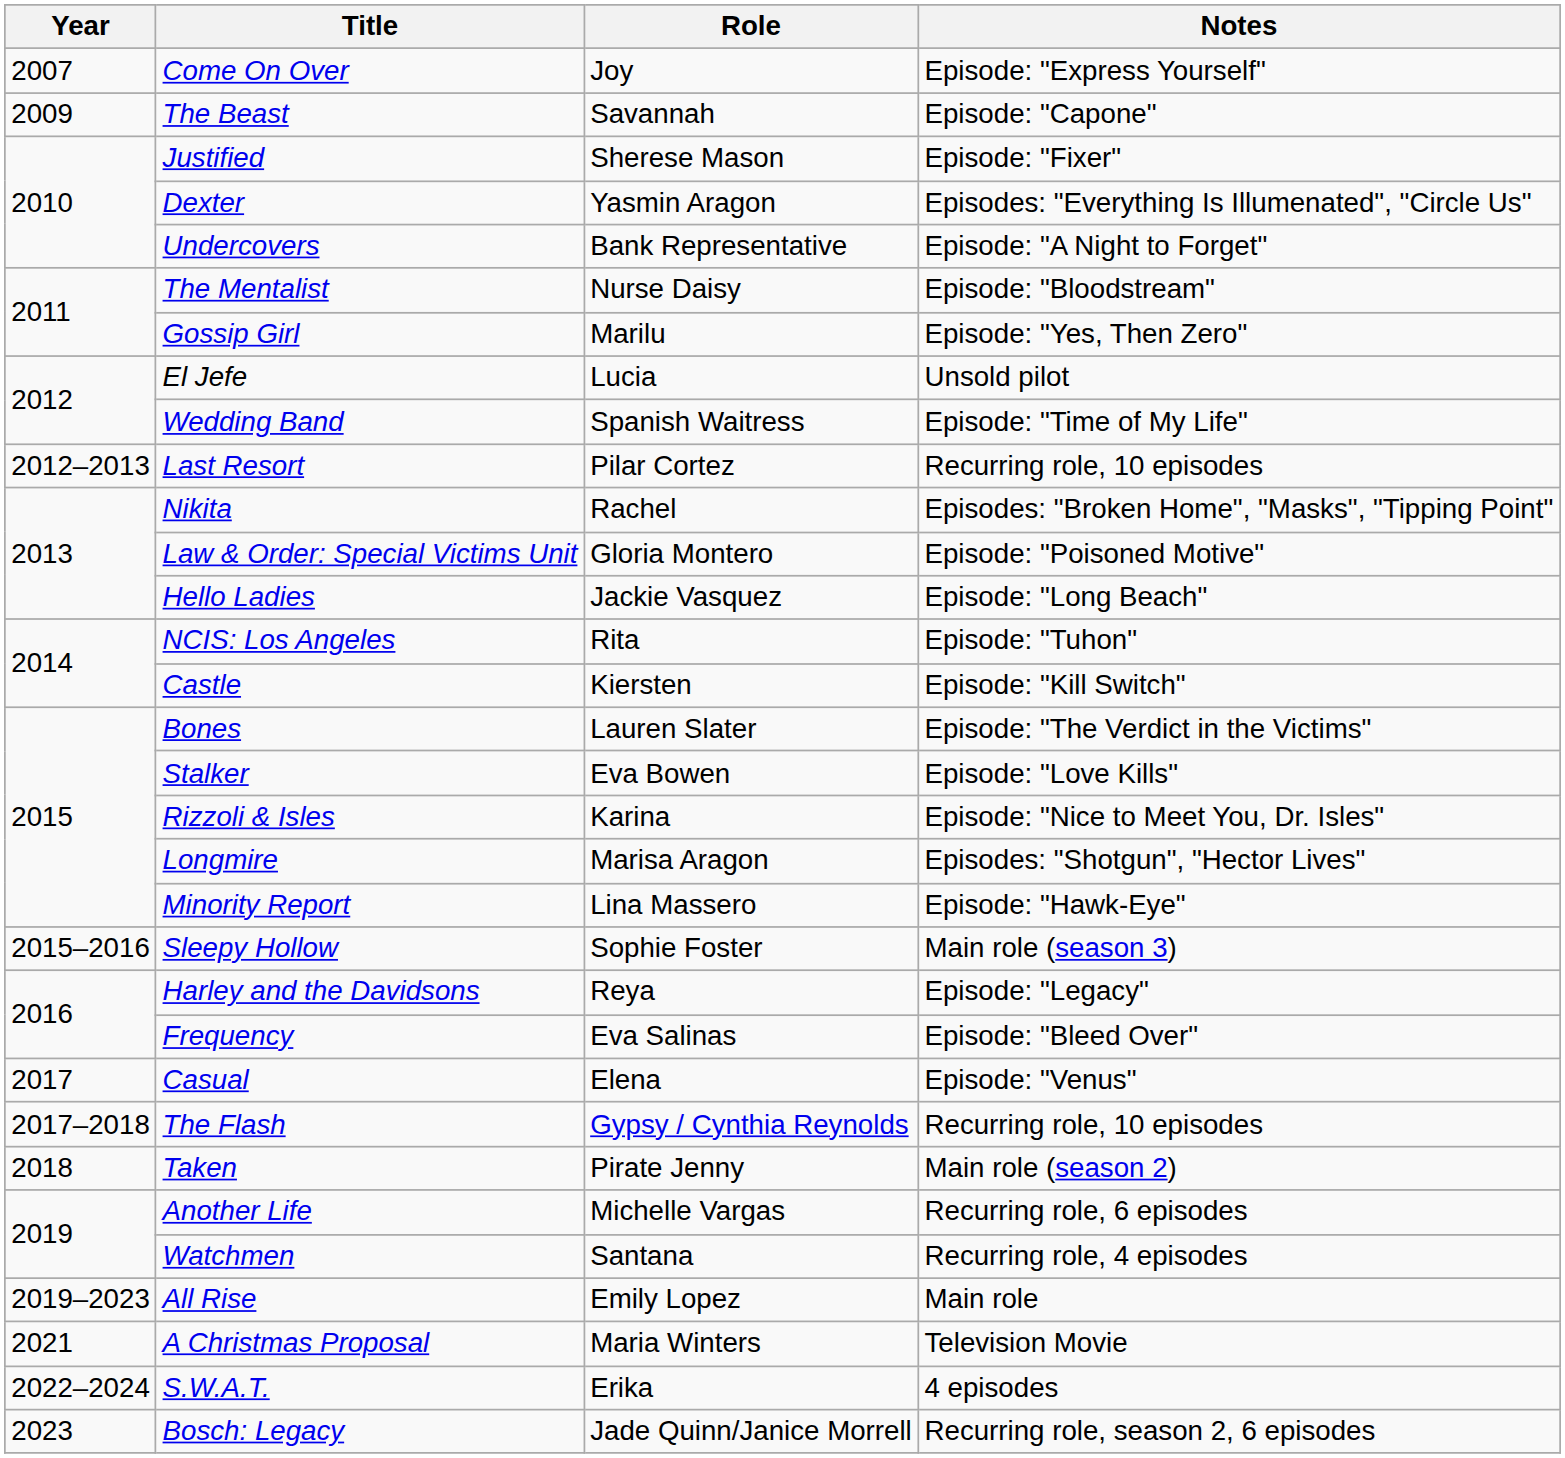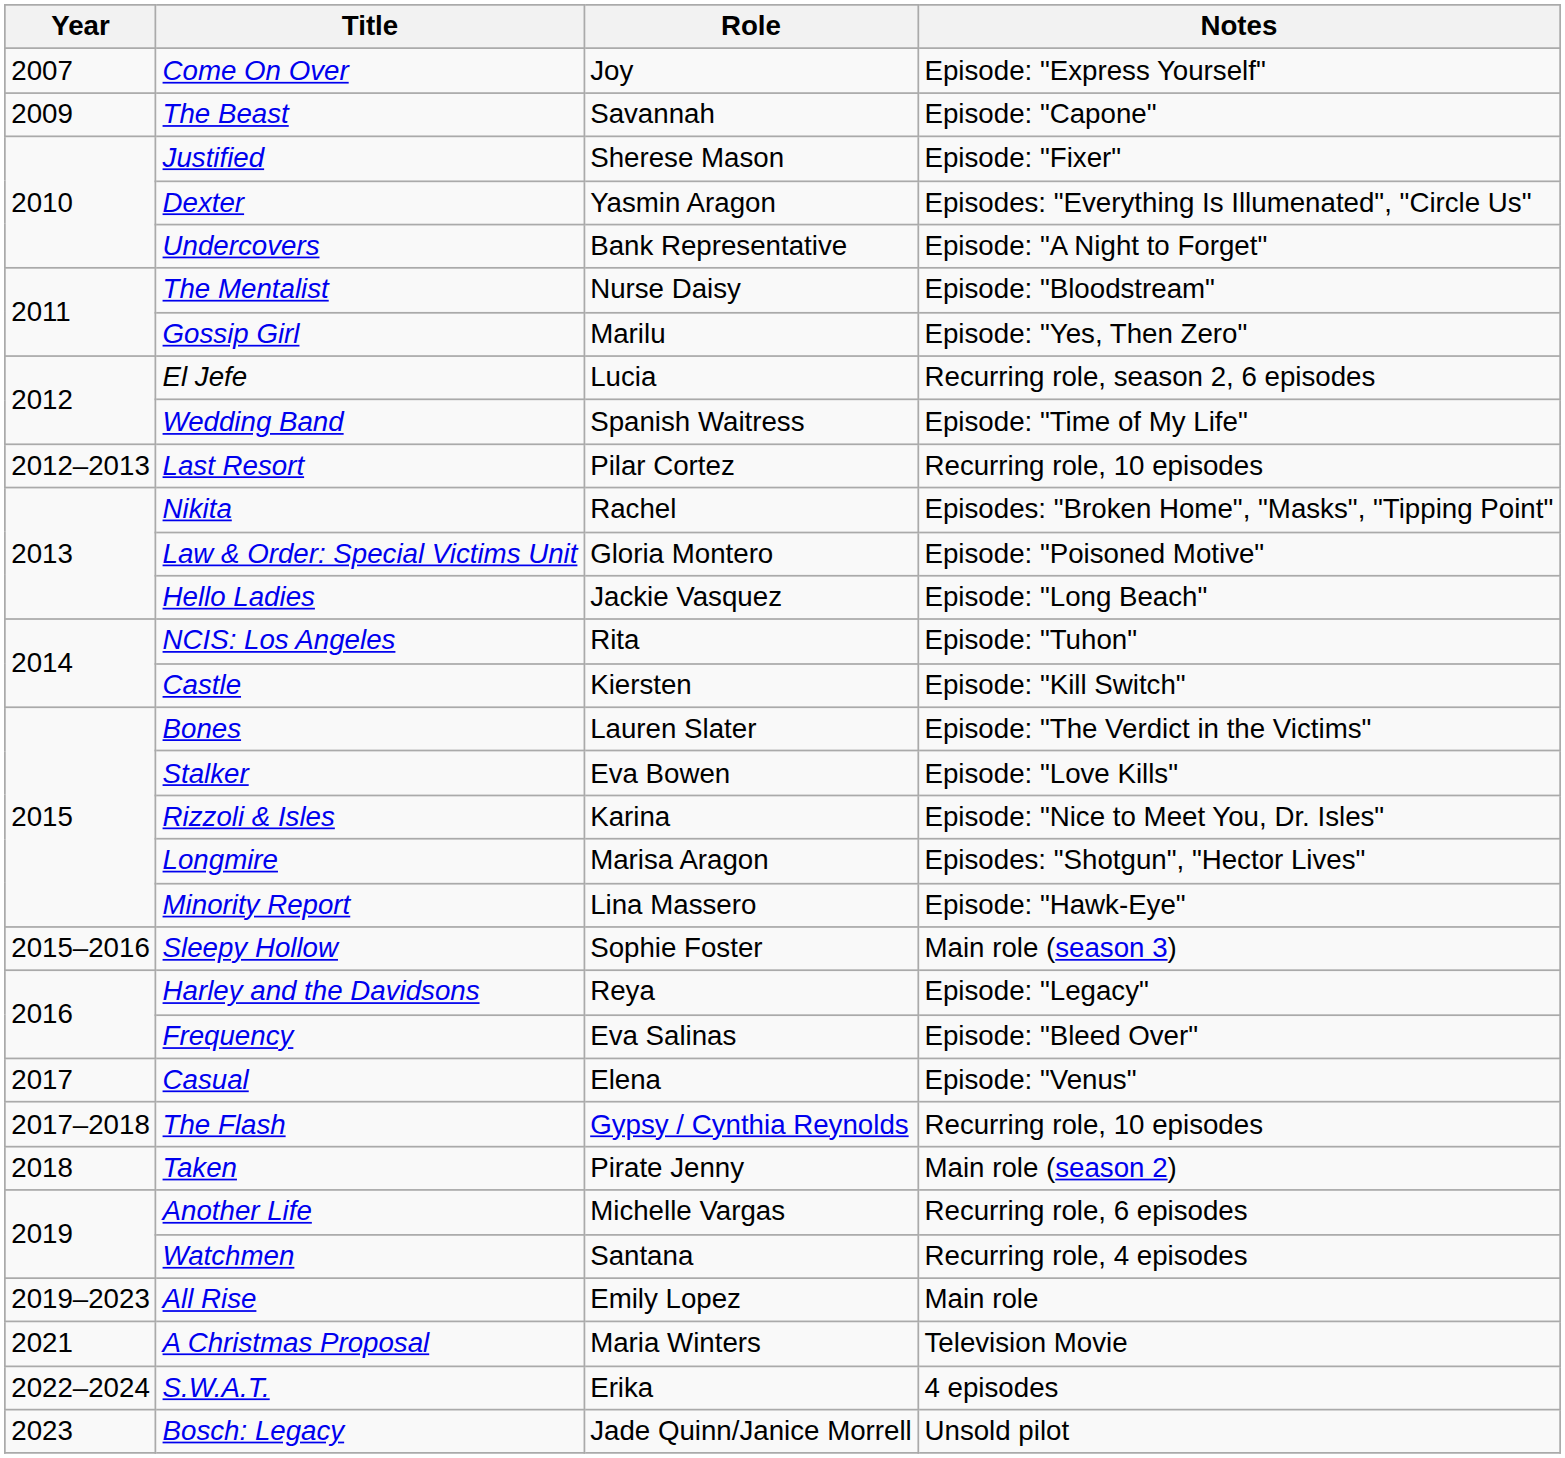(997, 377) Unsold pilot -> (1150, 377) Recurring role, season 2, 6 episodes
(1150, 1431) Recurring role, season 2, 6 episodes -> (997, 1431) Unsold pilot
